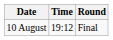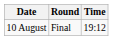columns swapped: (62, 12) <-> (92, 12)
